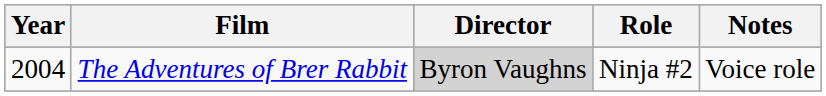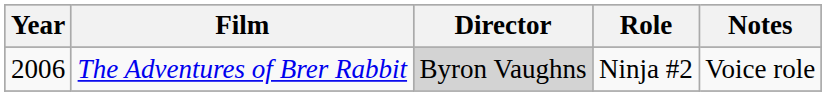(38, 68) 2004 -> (38, 68) 2006
